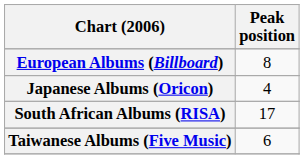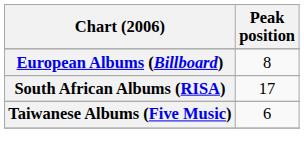- row: (120, 88)
